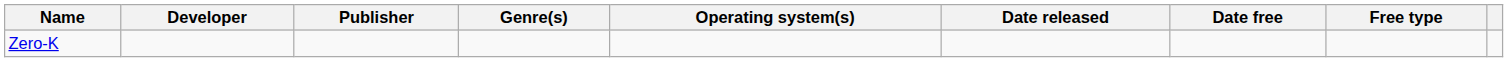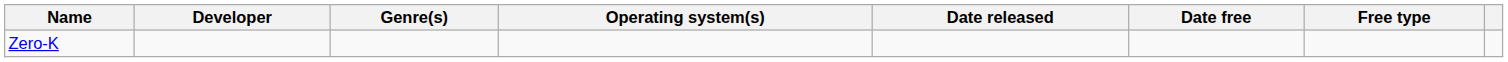- column: (376, 17)
